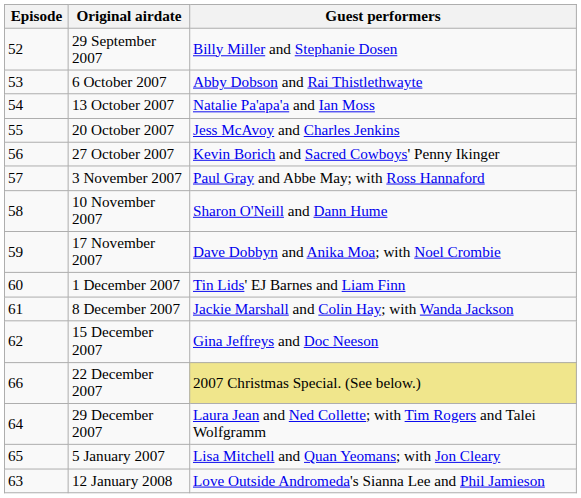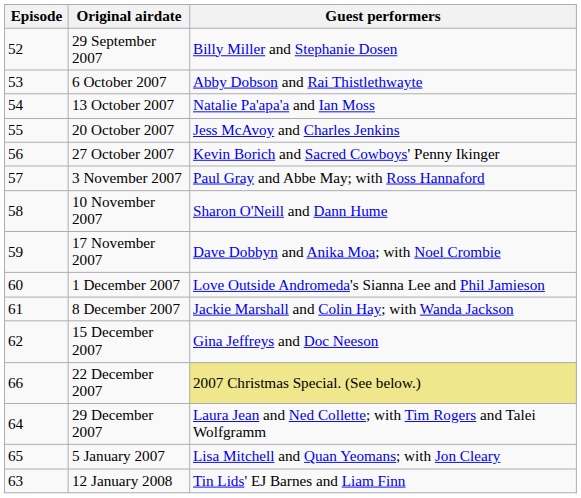(299, 284) Tin Lids' EJ Barnes and Liam Finn -> (369, 284) Love Outside Andromeda's Sianna Lee and Phil Jamieson
(369, 480) Love Outside Andromeda's Sianna Lee and Phil Jamieson -> (299, 480) Tin Lids' EJ Barnes and Liam Finn
